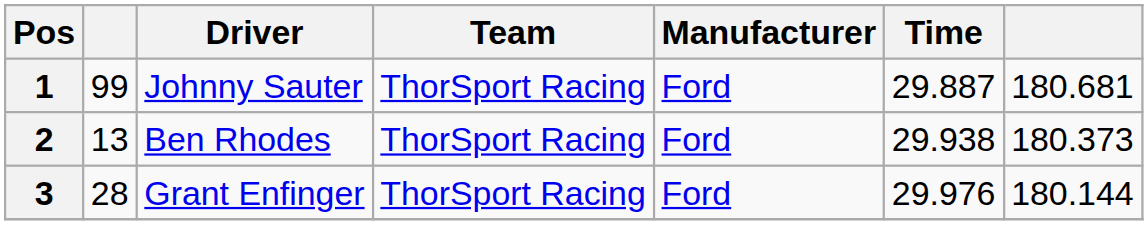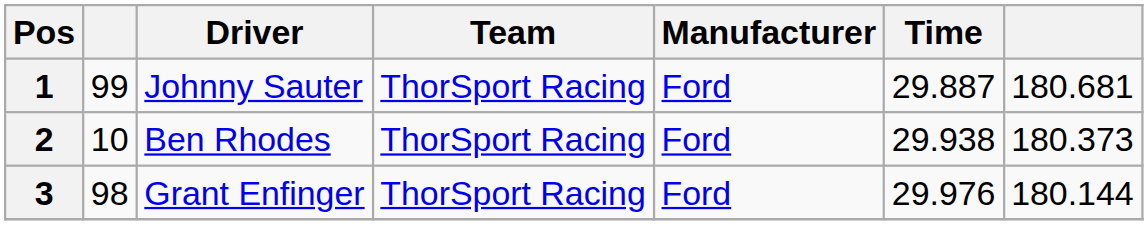(110, 139) 13 -> (110, 139) 10
(110, 193) 28 -> (110, 193) 98
